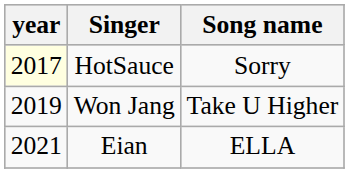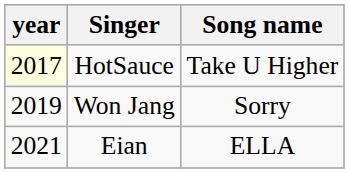(262, 65) Sorry -> (262, 65) Take U Higher
(262, 106) Take U Higher -> (262, 106) Sorry
